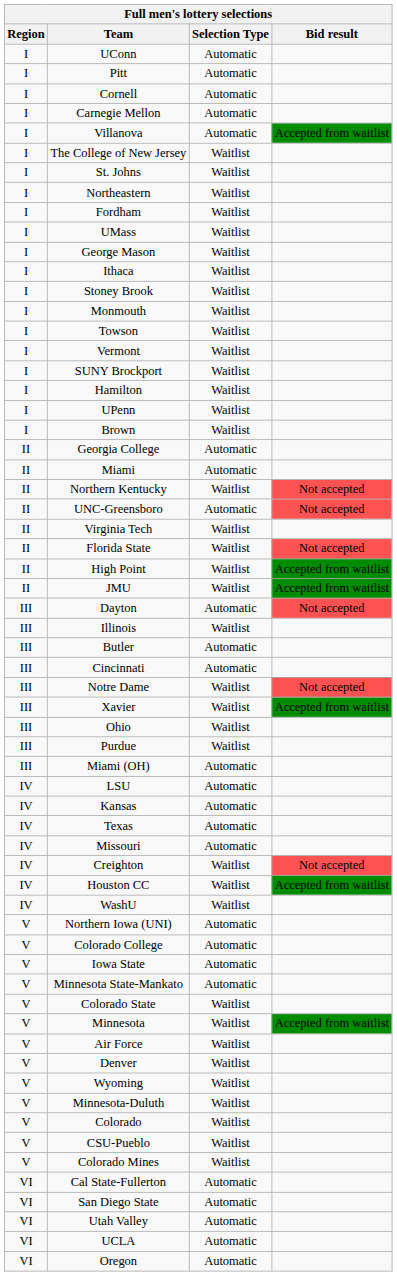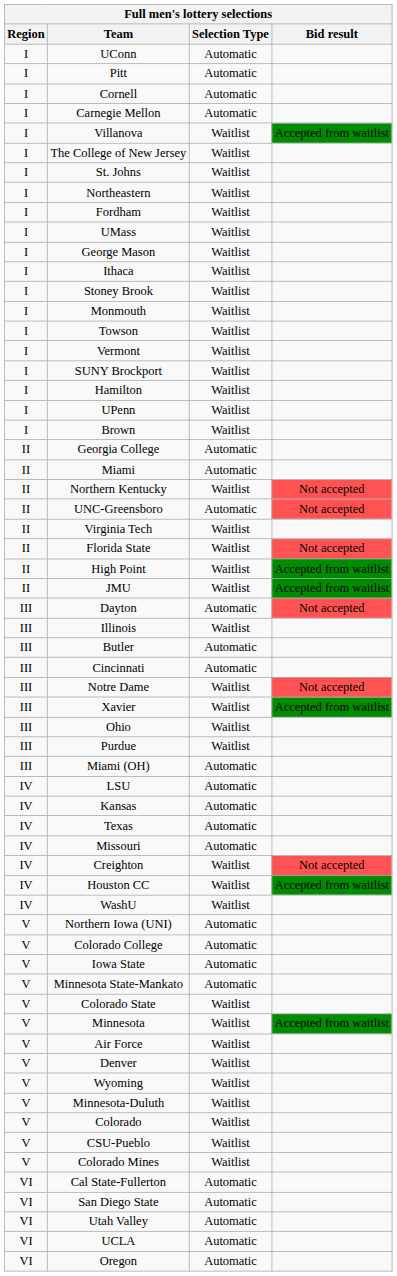(230, 133) Automatic -> (230, 133) Waitlist
